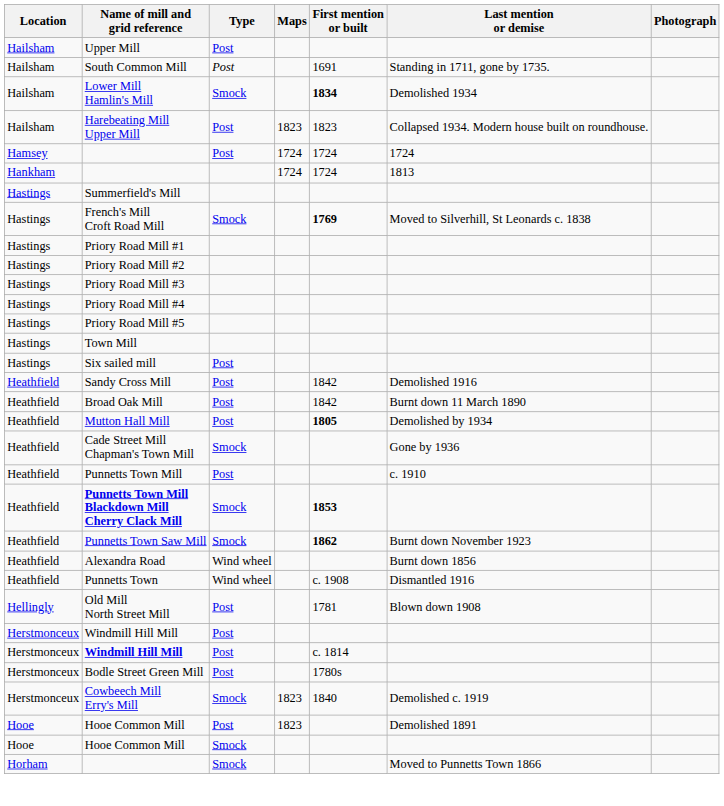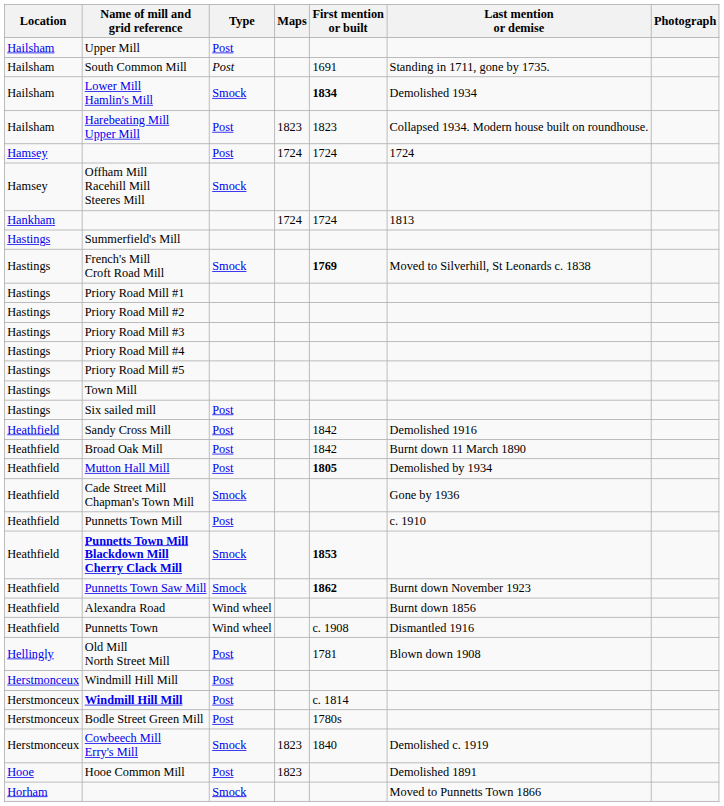+ row: (117, 186)
- row: (135, 744)
